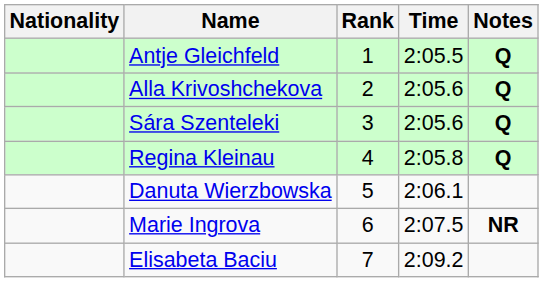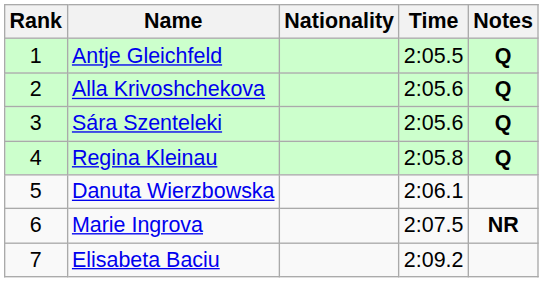columns swapped: (368, 21) <-> (64, 21)
